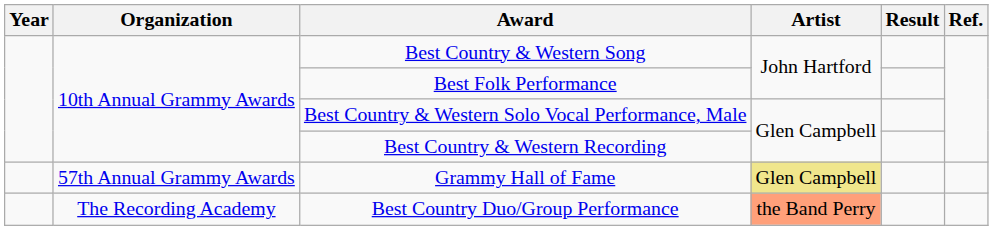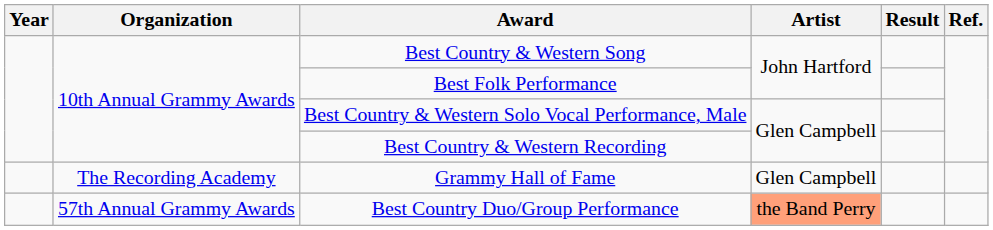(176, 177) 57th Annual Grammy Awards -> (176, 177) The Recording Academy
(816, 177) khaki background -> (816, 177) no background
(176, 209) The Recording Academy -> (176, 209) 57th Annual Grammy Awards
